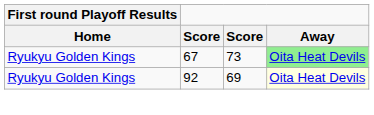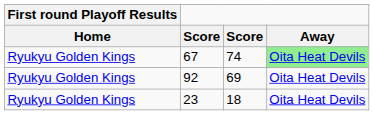(234, 57) 73 -> (234, 57) 74
(317, 78) lightyellow background -> (317, 78) no background
+ row: (191, 99)
